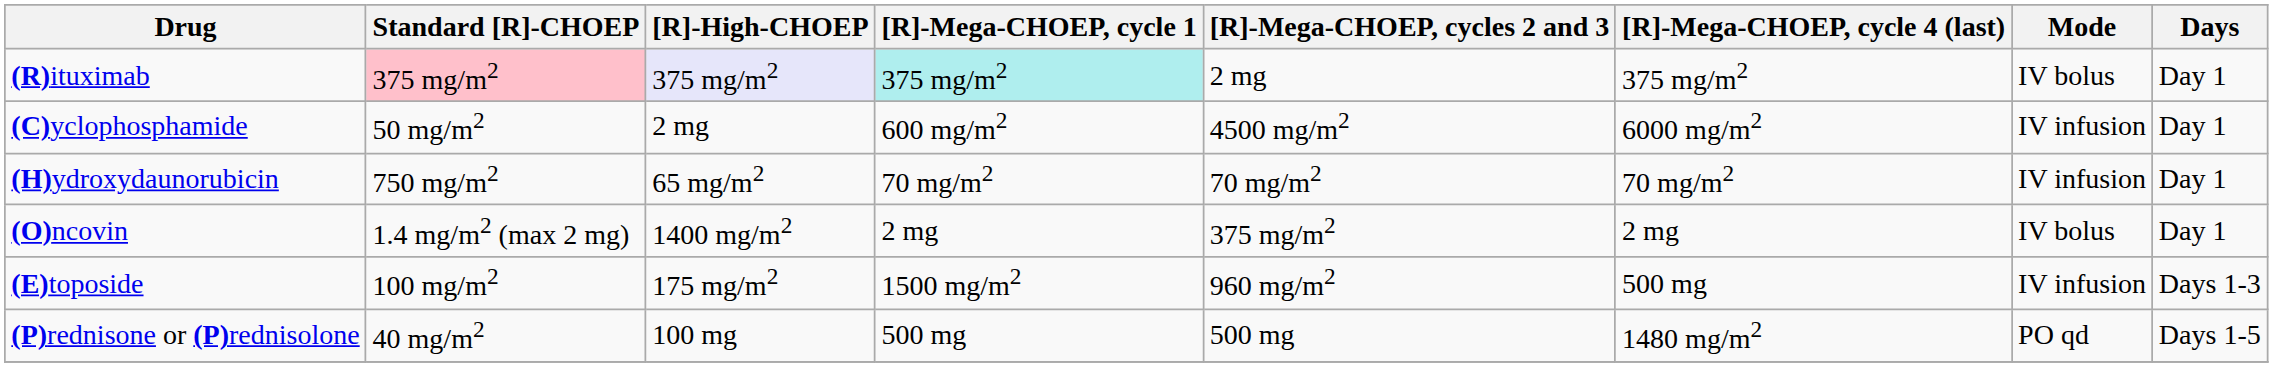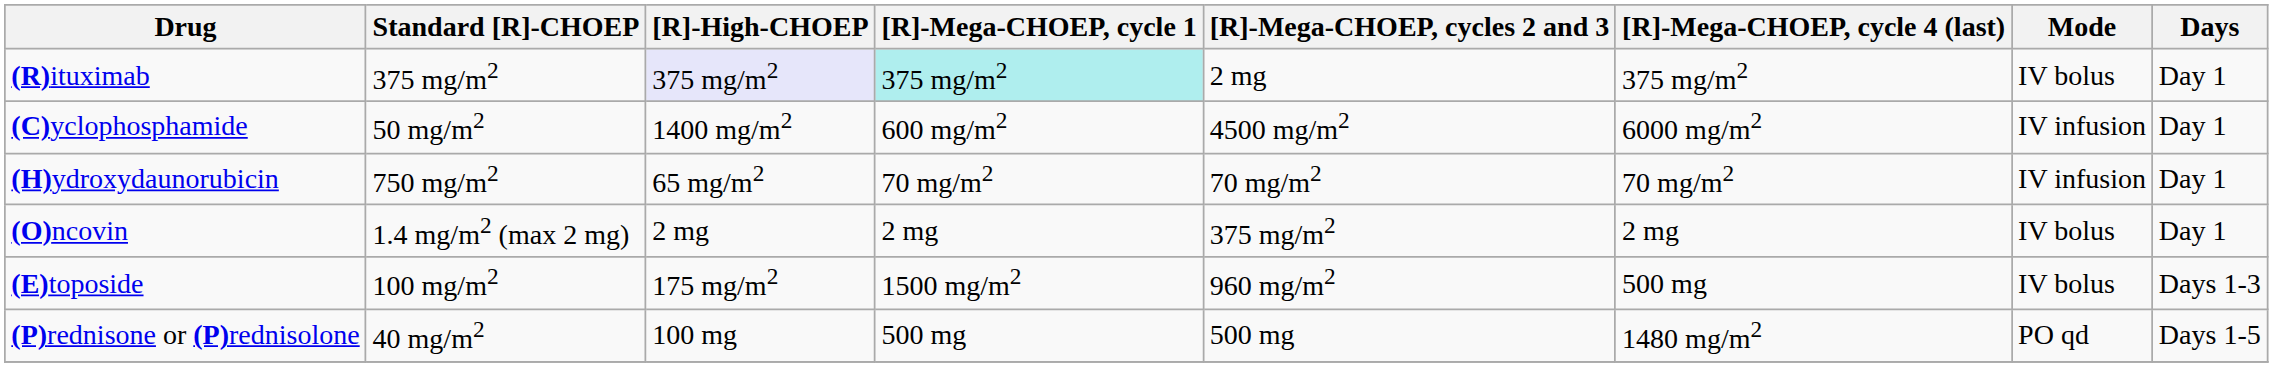(436, 74) pink background -> (436, 74) no background
(681, 126) 2 mg -> (722, 126) 1400 mg/m2
(722, 230) 1400 mg/m2 -> (681, 230) 2 mg
(2082, 282) IV infusion -> (2066, 282) IV bolus
